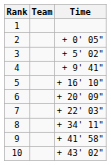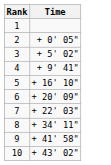- column: (42, 11)
